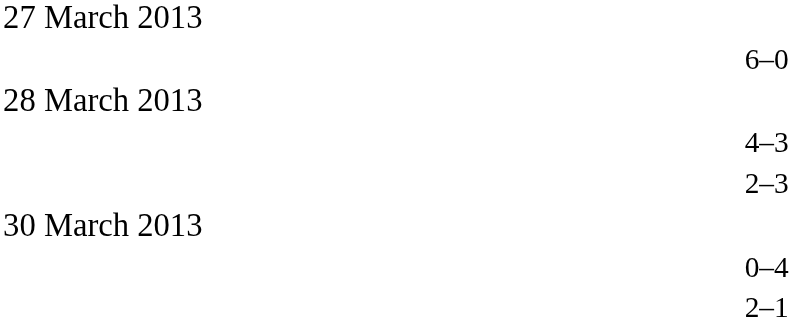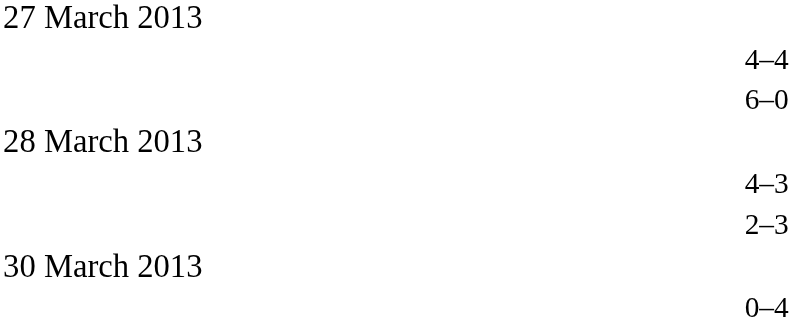+ row: (315, 59)
- row: (315, 308)
